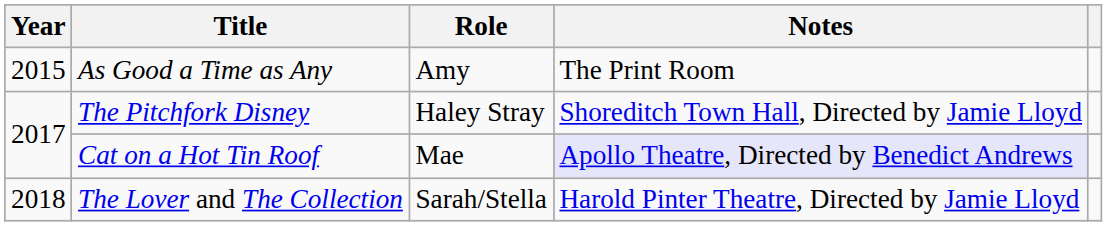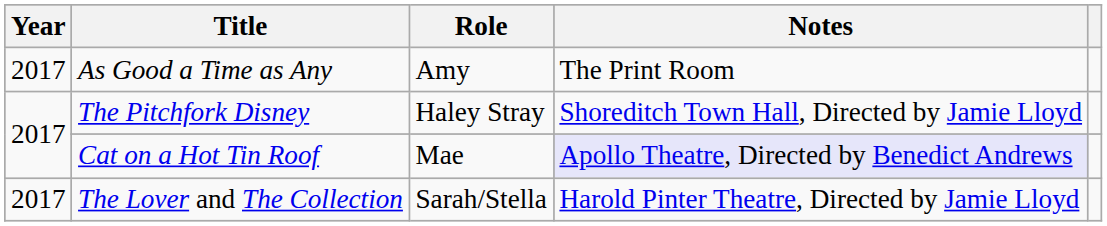(38, 69) 2015 -> (38, 69) 2017
(38, 198) 2018 -> (38, 198) 2017
